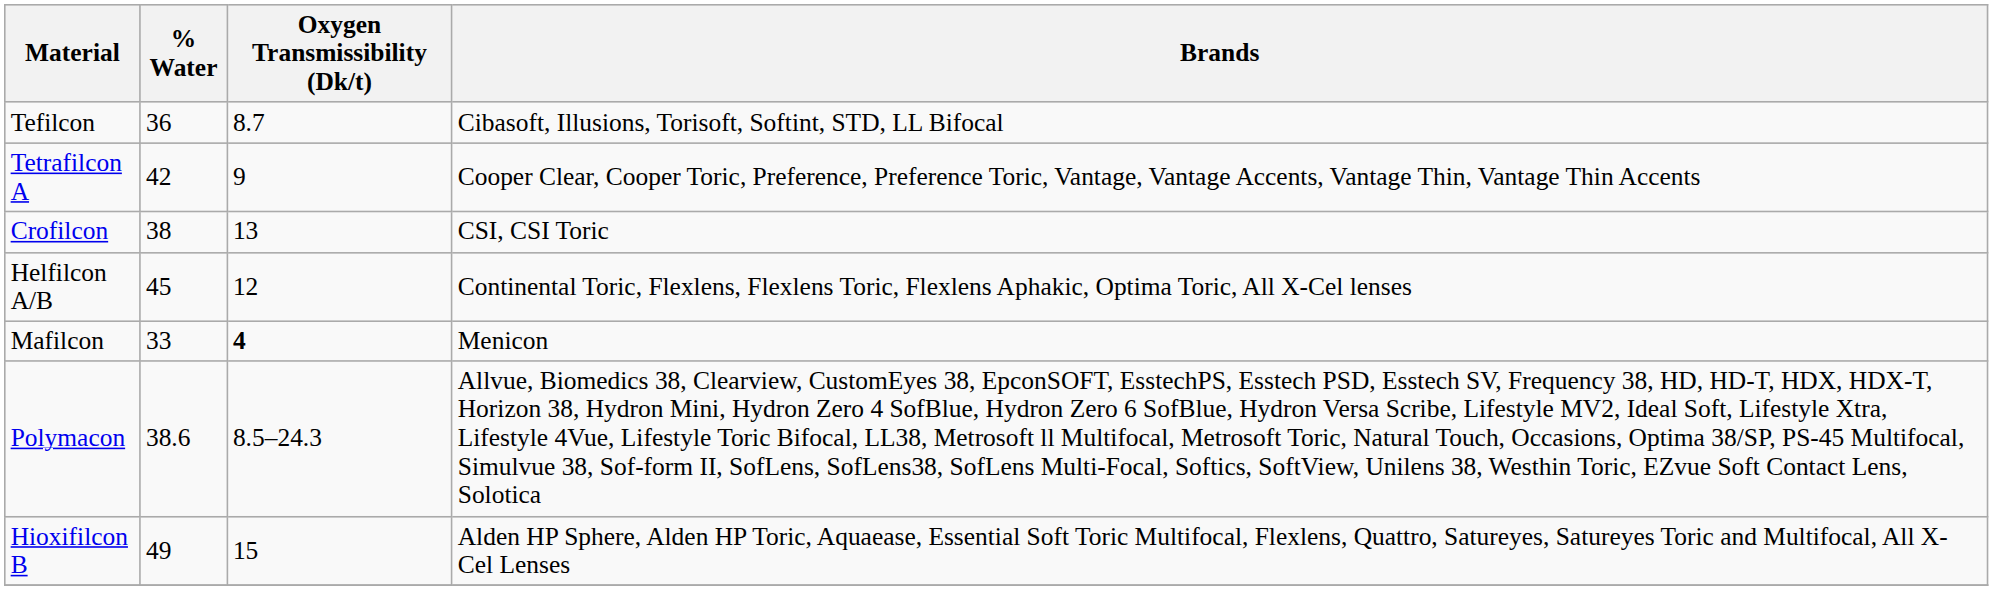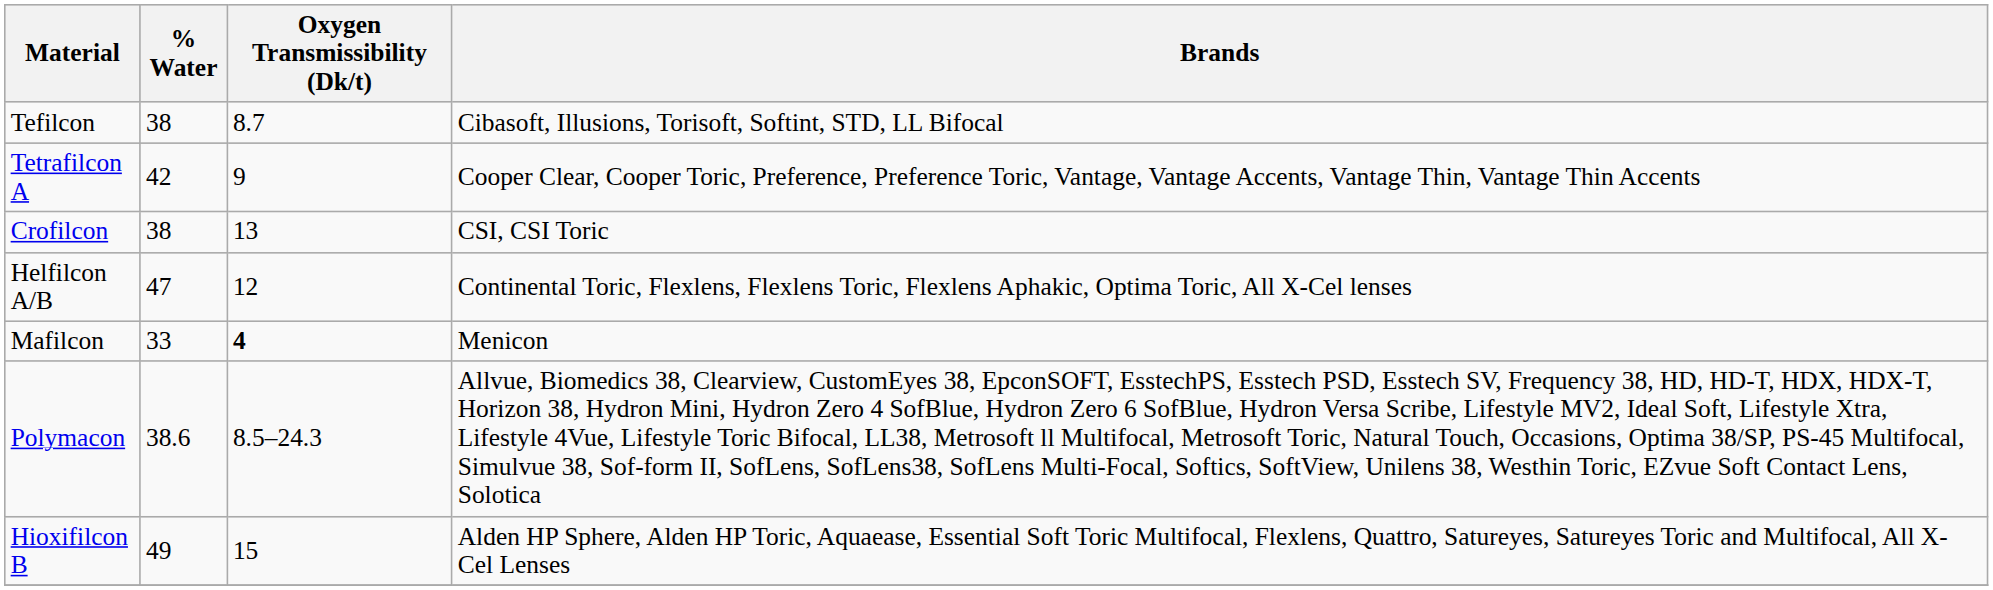(159, 122) 36 -> (159, 122) 38
(159, 286) 45 -> (159, 286) 47
